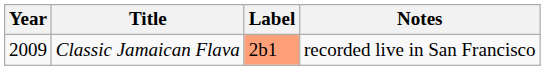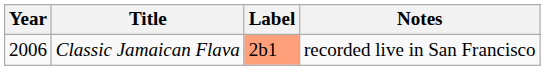(28, 49) 2009 -> (28, 49) 2006
